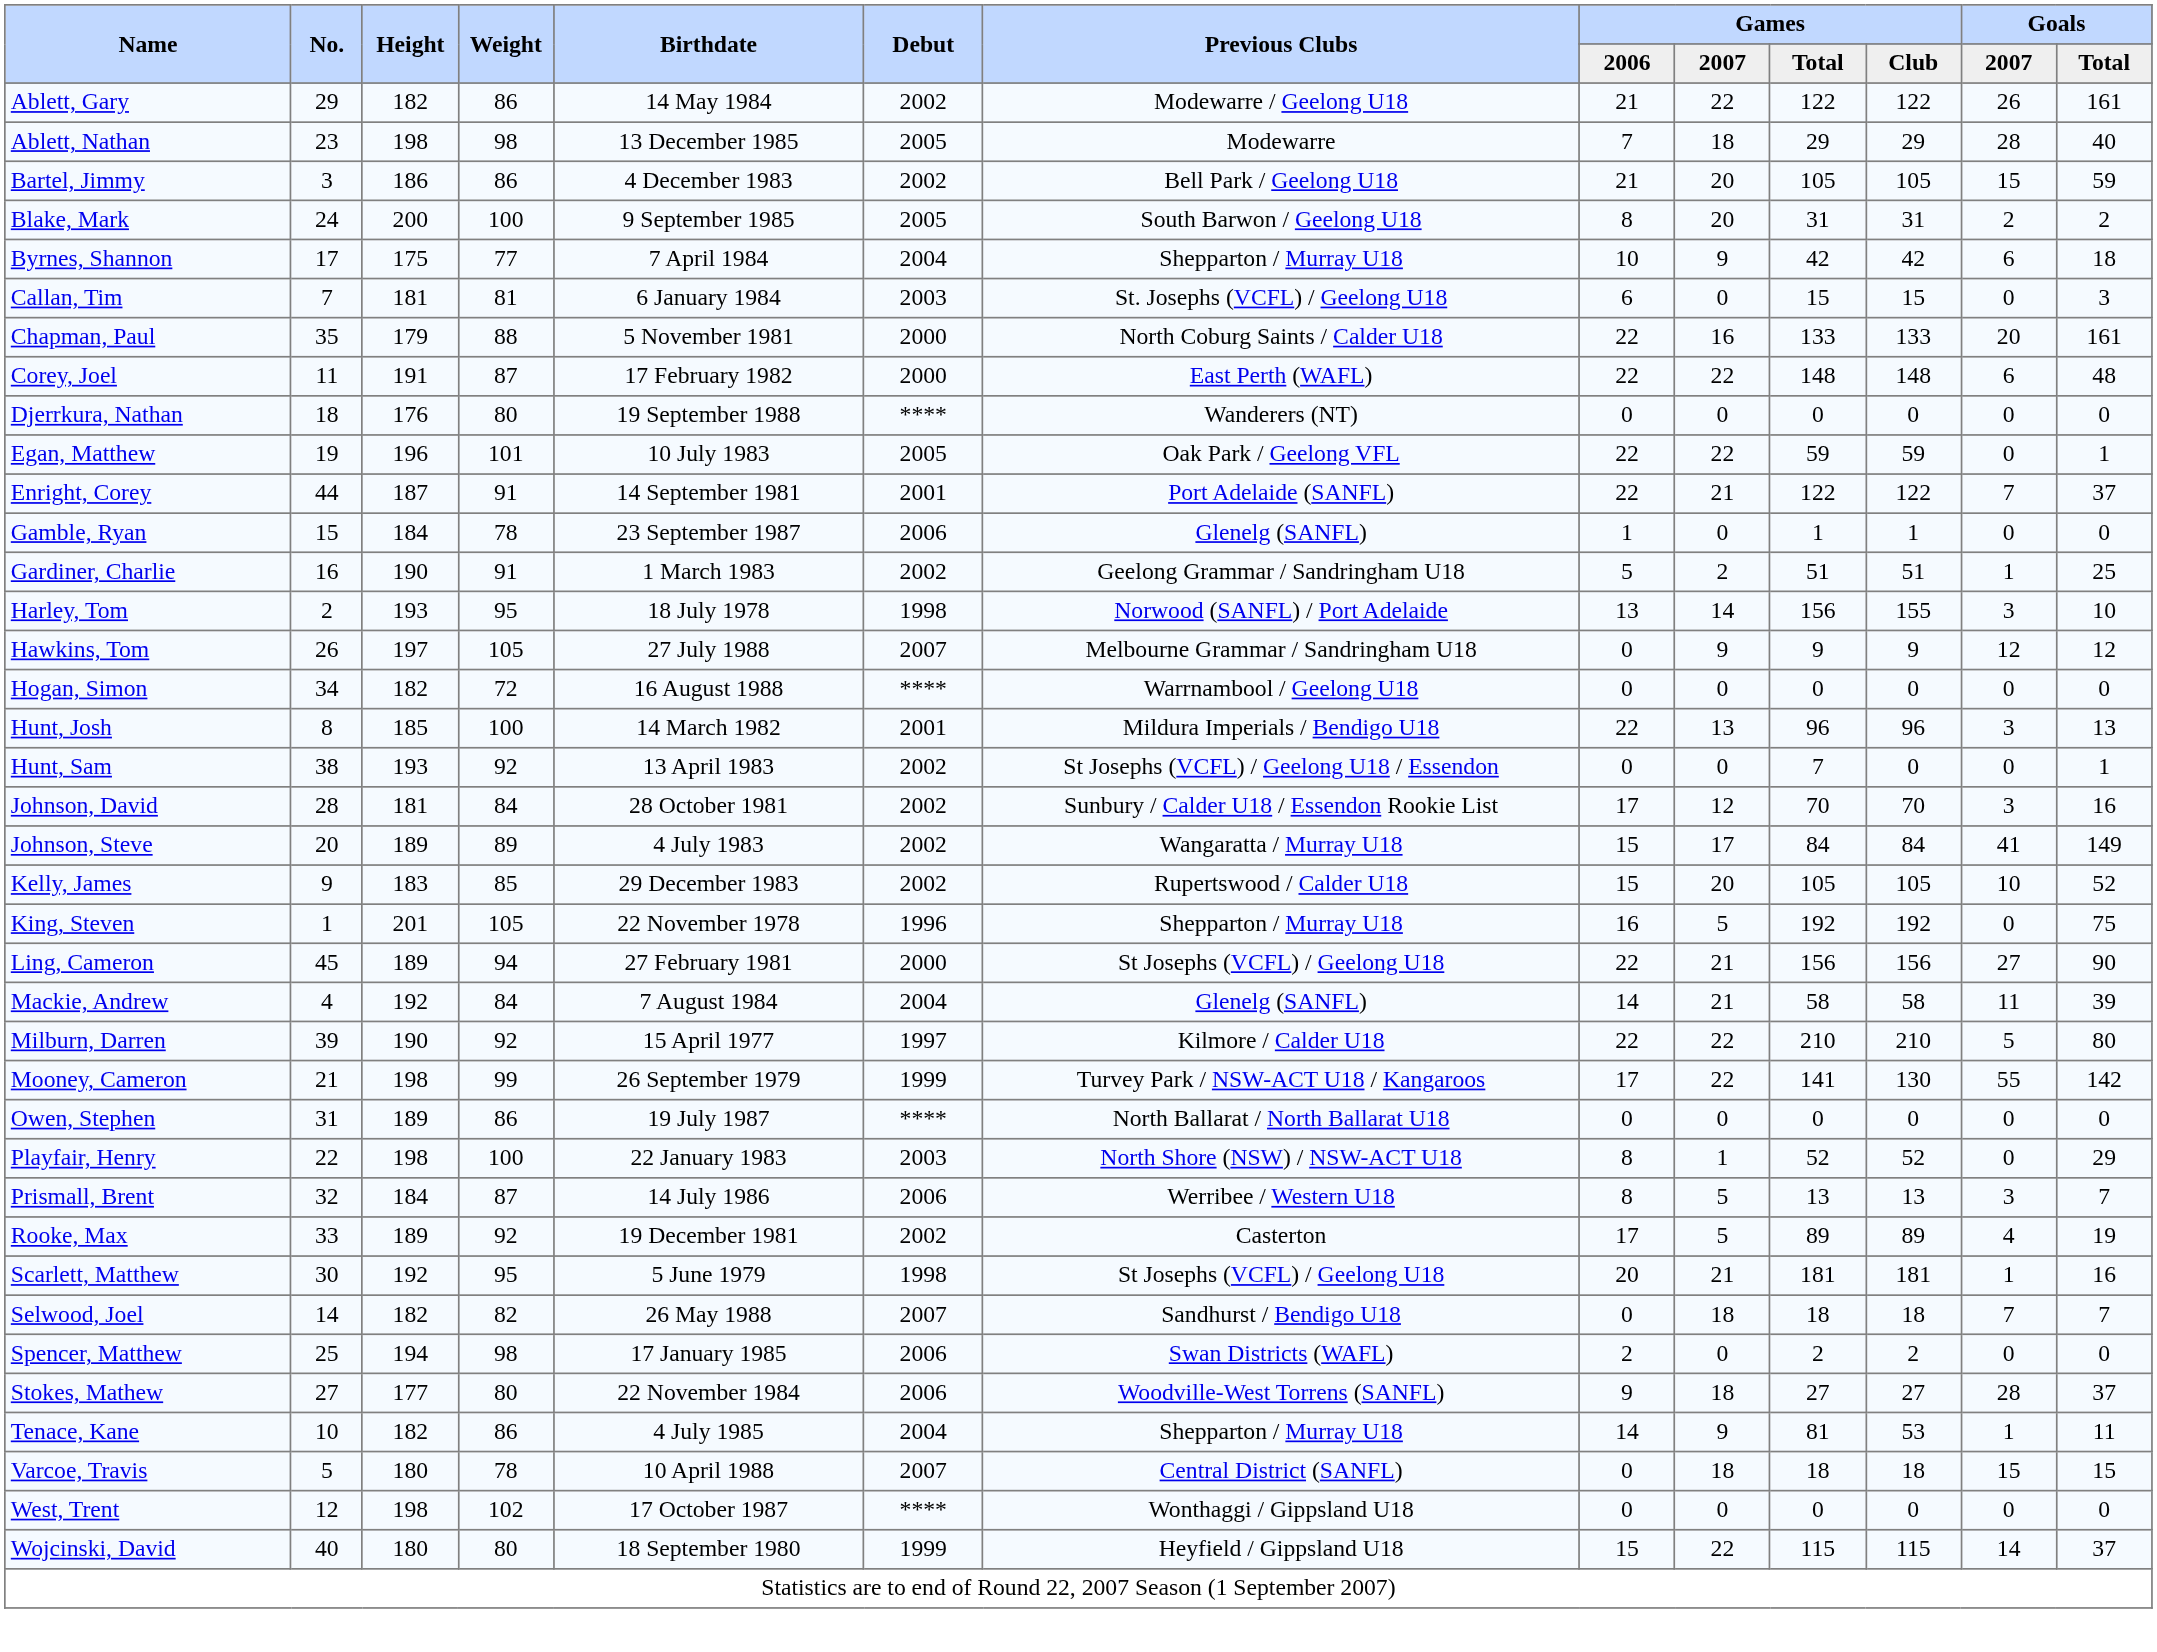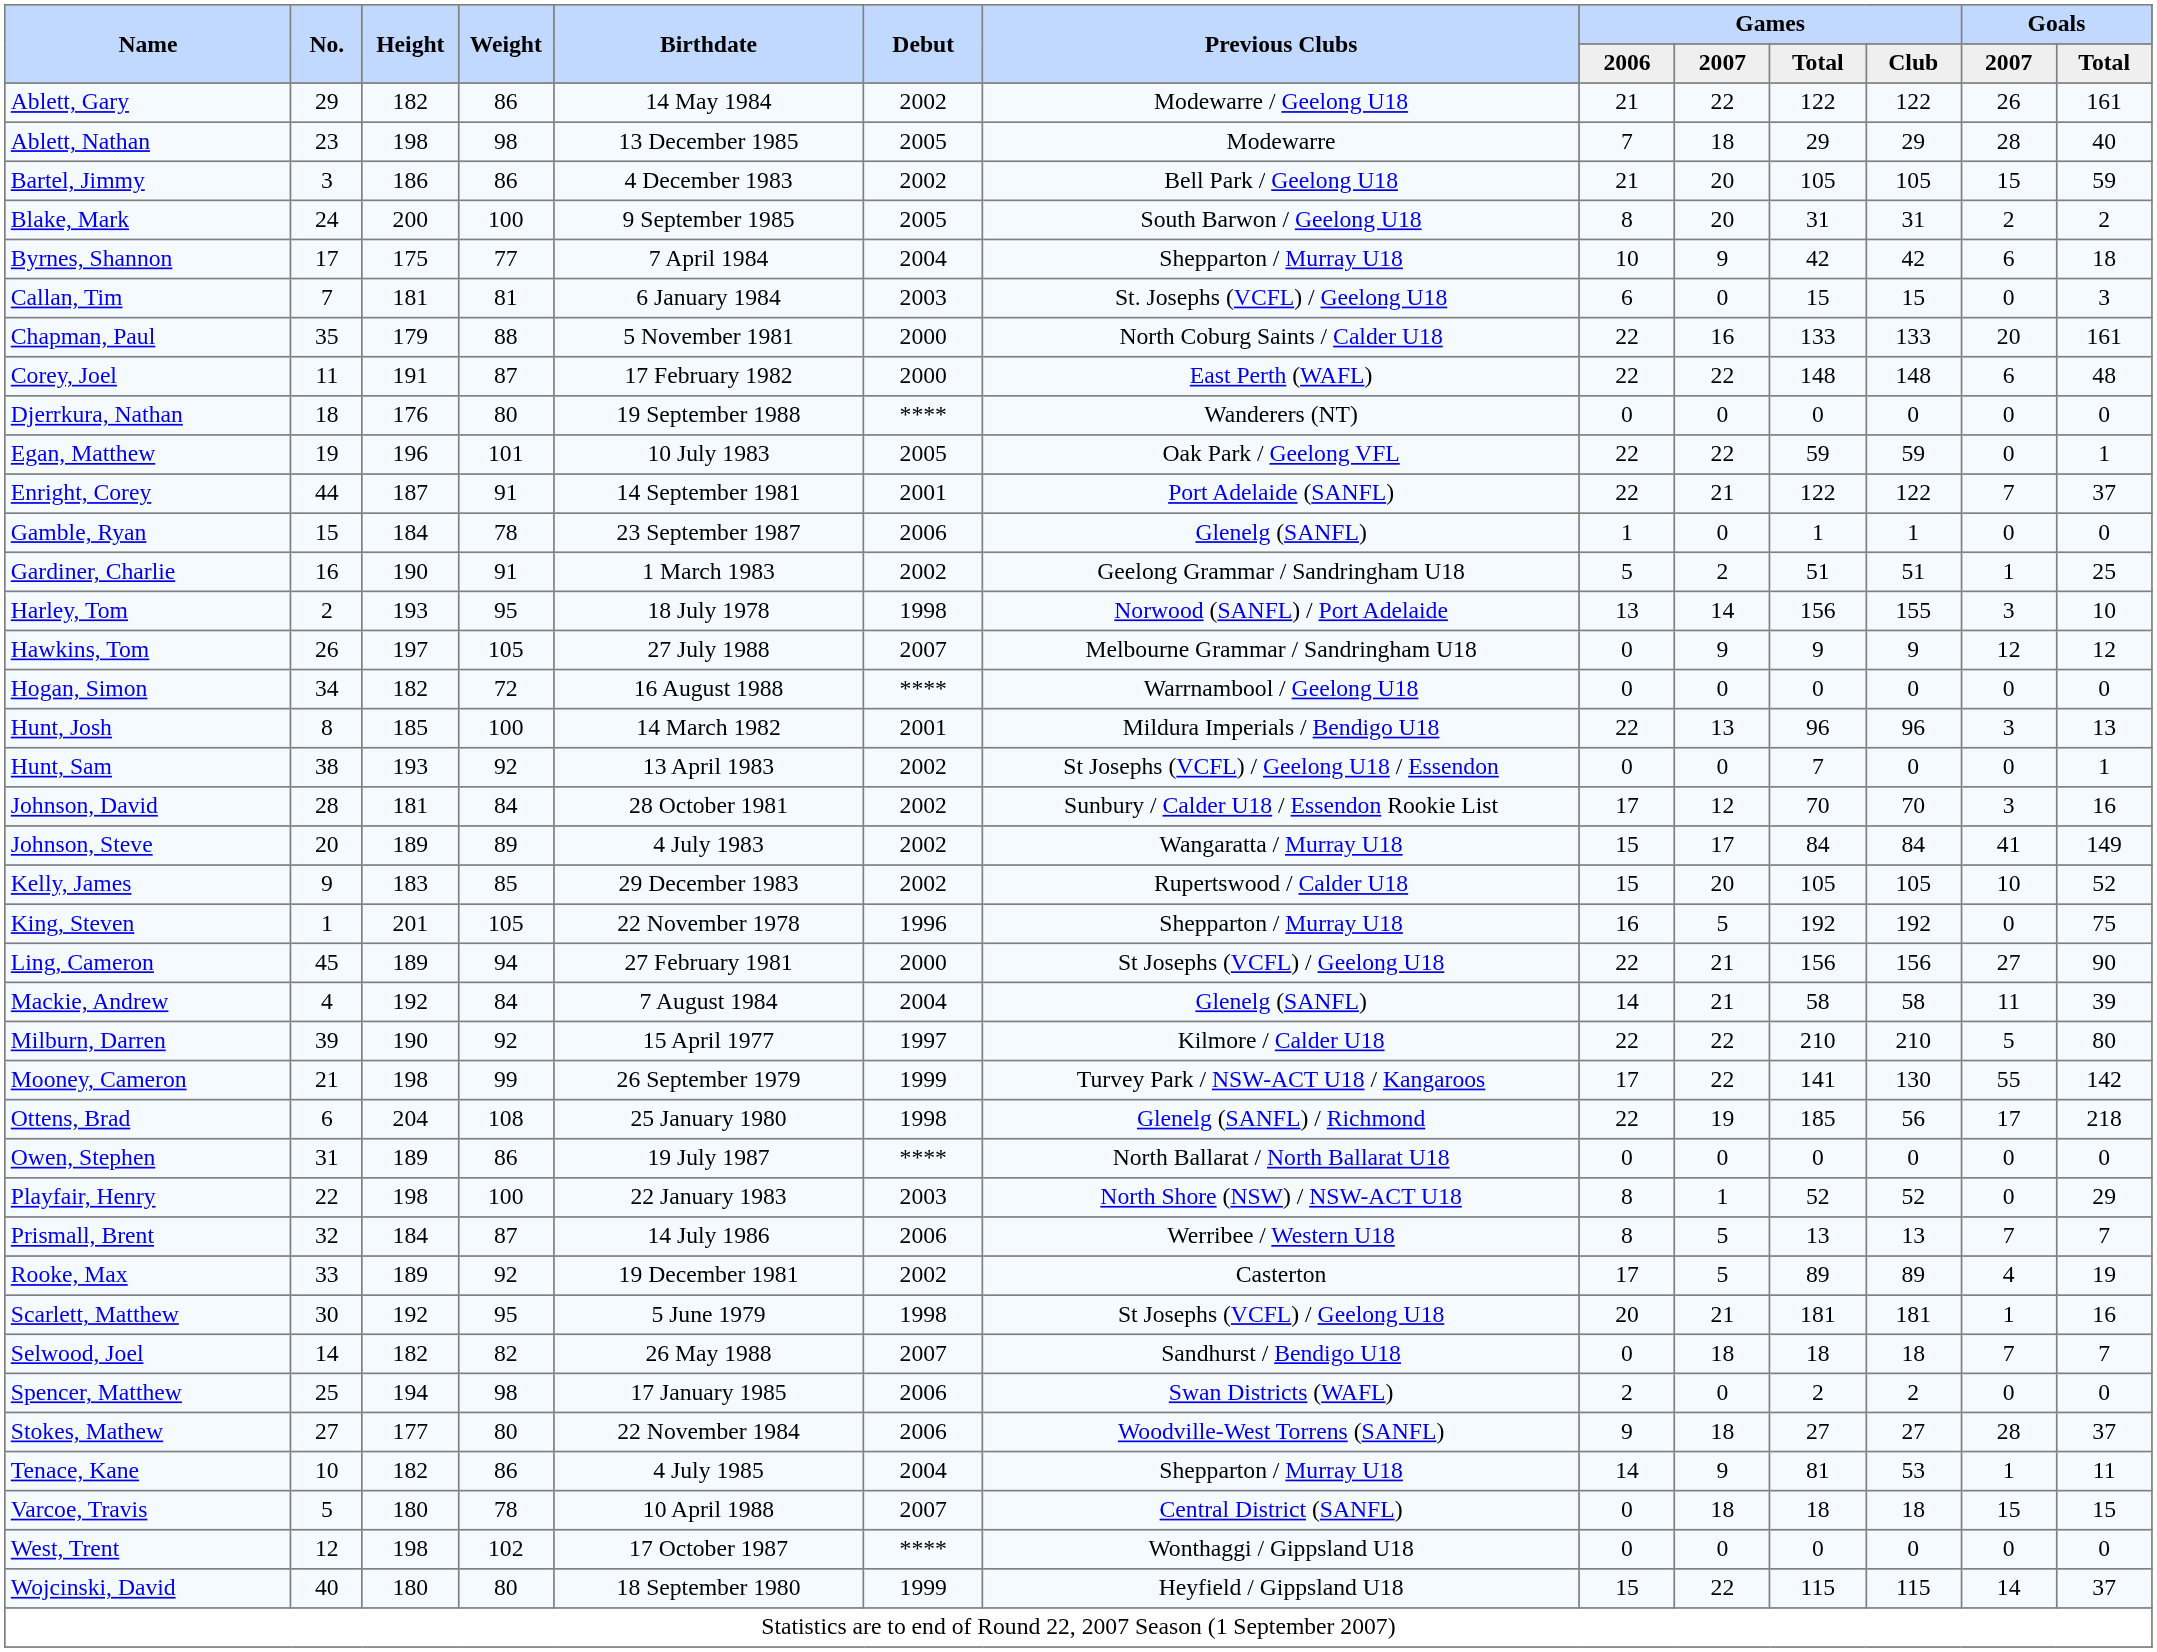+ row: (71, 1118)
(2009, 1197) 3 -> (2009, 1236) 7
